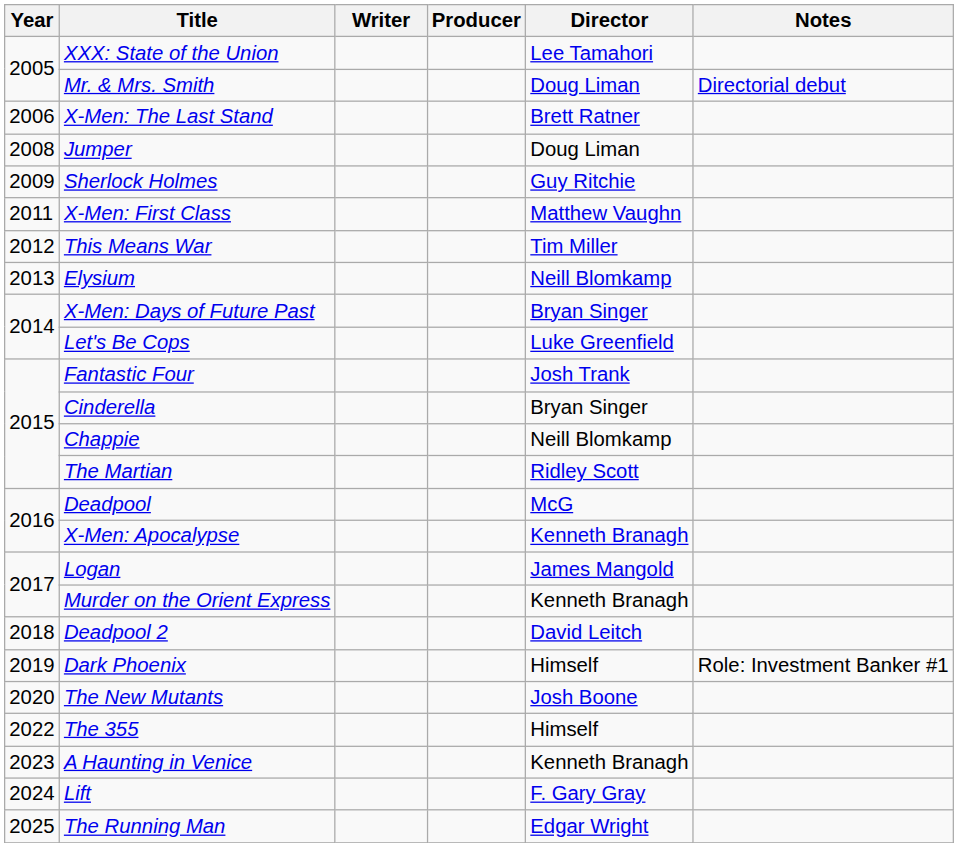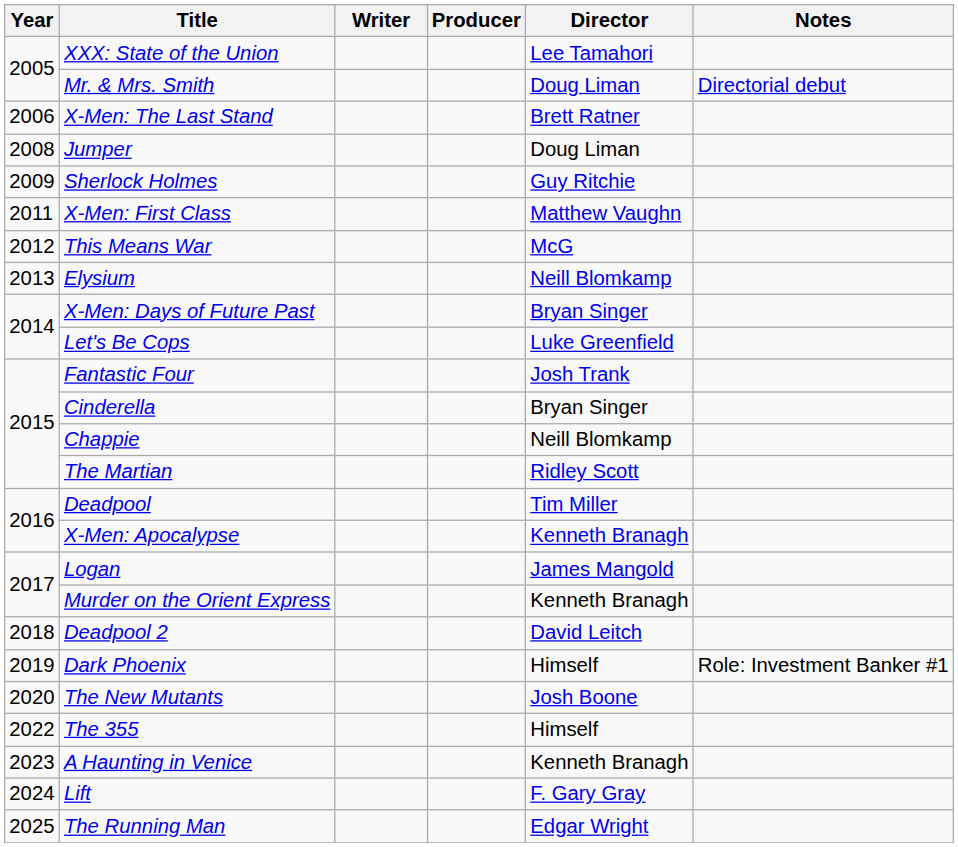(574, 246) Tim Miller -> (552, 246) McG
(552, 504) McG -> (574, 504) Tim Miller
